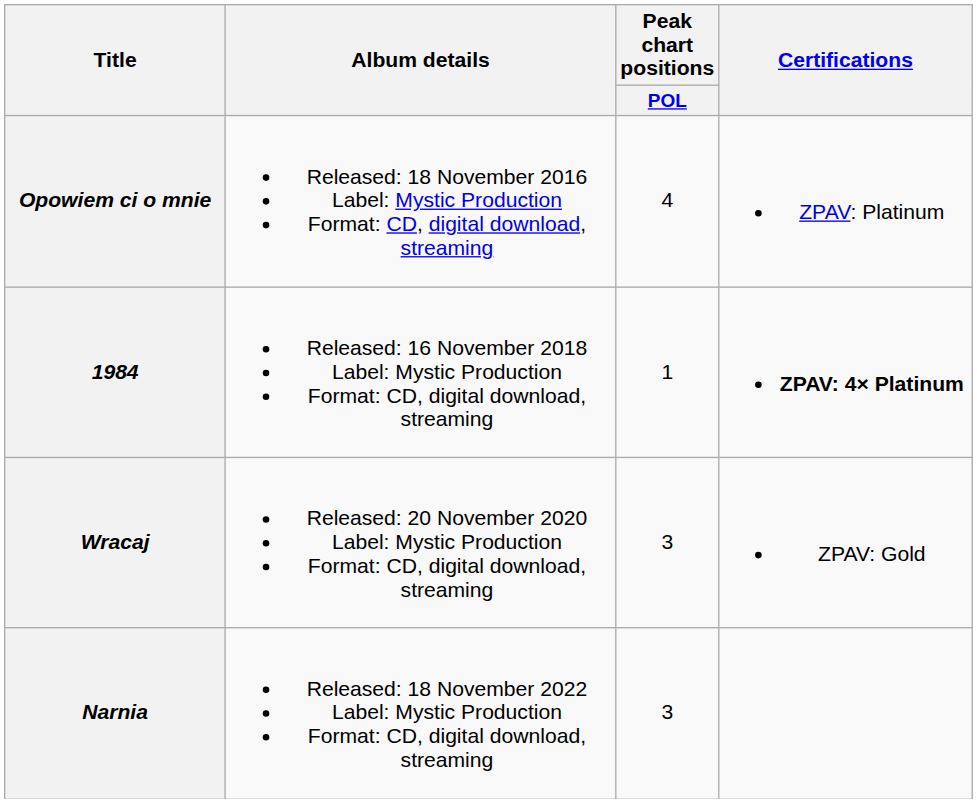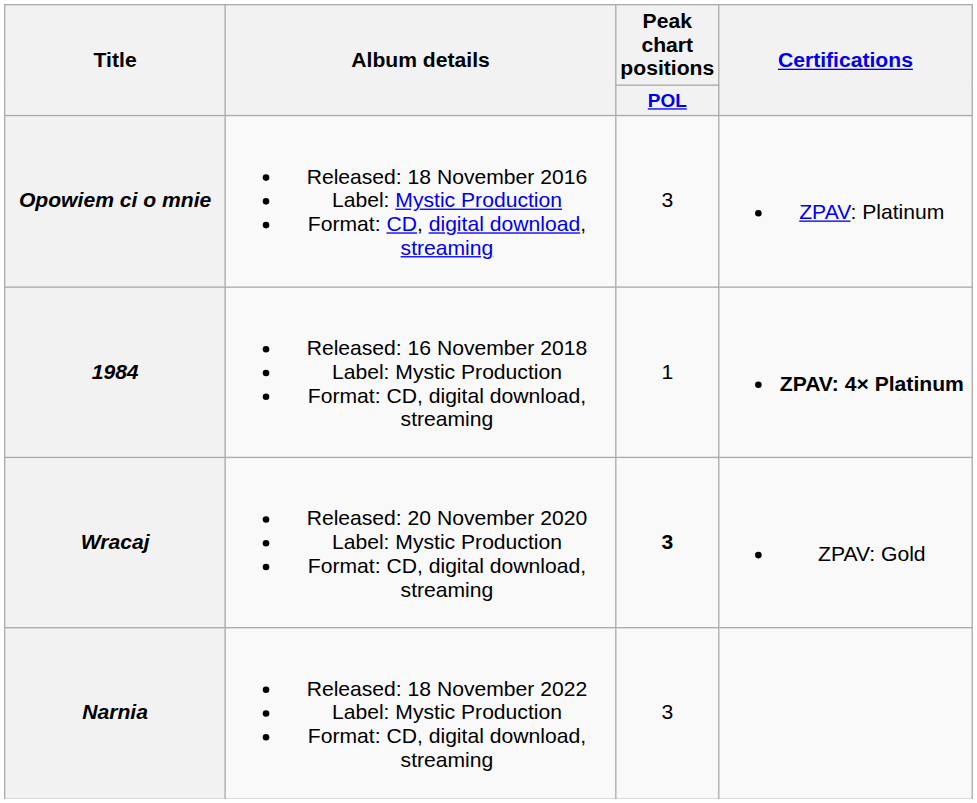(667, 200) 4 -> (667, 200) 3
(667, 542) normal -> (667, 542) bold
